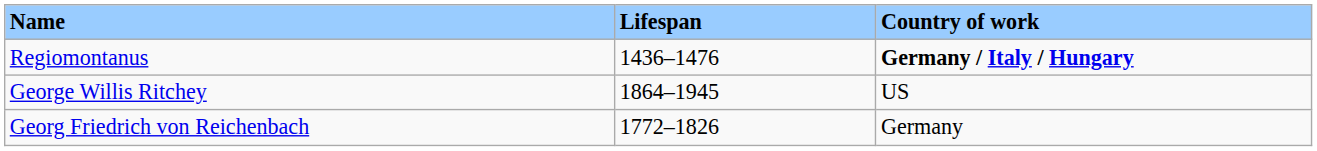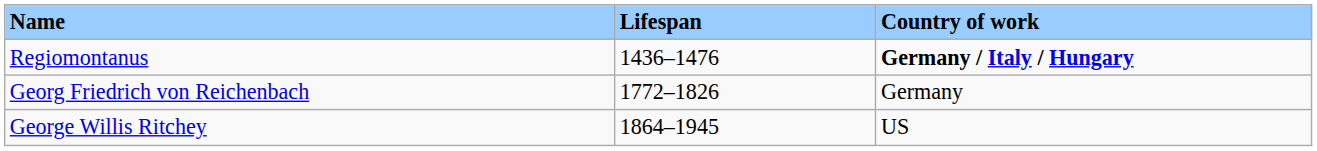rows swapped: (159, 127) <-> (108, 92)
